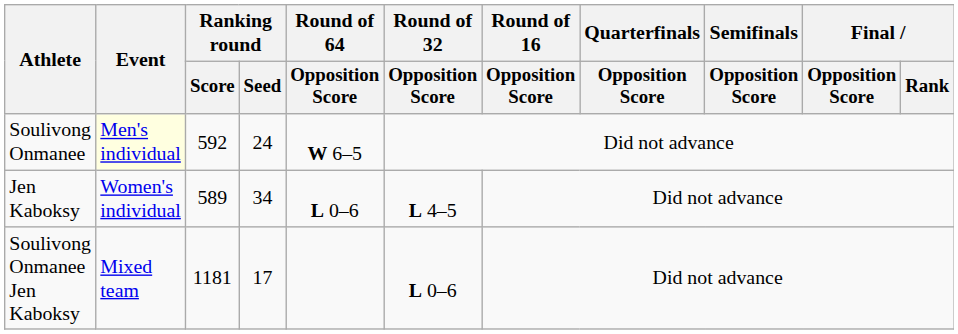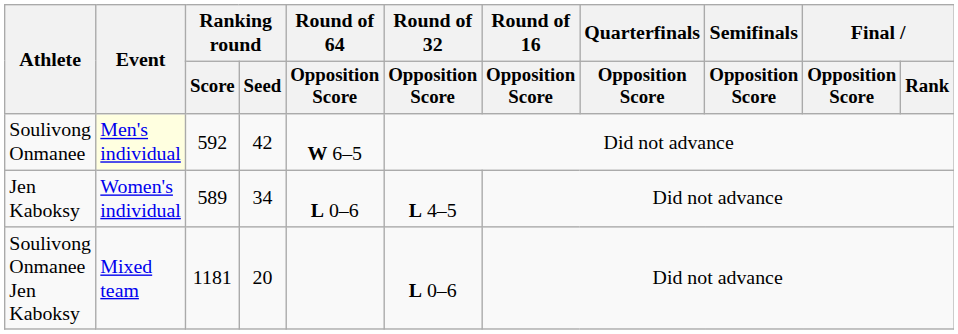(262, 142) 24 -> (262, 142) 42
(262, 278) 17 -> (262, 278) 20
